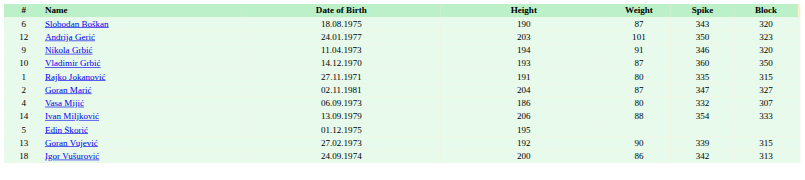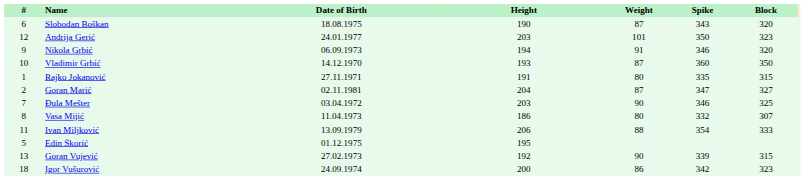(341, 50) 11.04.1973 -> (341, 50) 06.09.1973
+ row: (67, 103)
(24, 103) 4 -> (24, 116) 8
(341, 103) 06.09.1973 -> (341, 116) 11.04.1973
(24, 116) 14 -> (24, 129) 11
(766, 156) 313 -> (766, 169) 323
